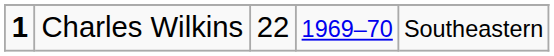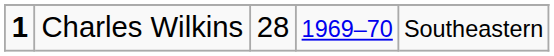(273, 27) 22 -> (273, 27) 28
